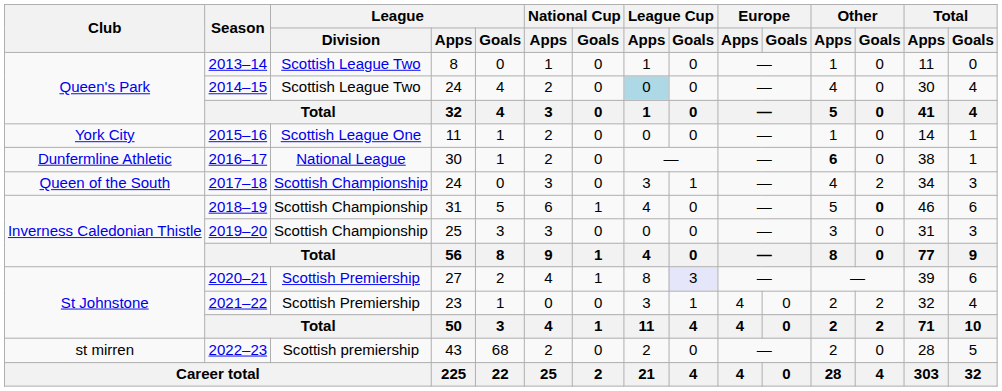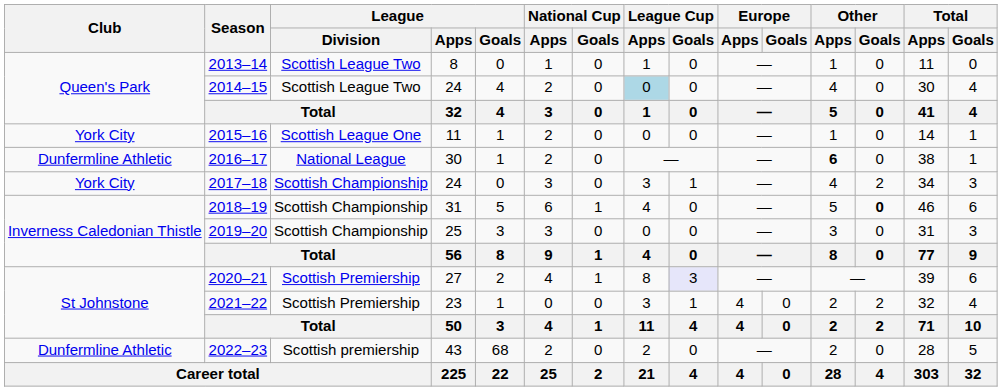(105, 183) Queen of the South -> (105, 183) York City
(105, 350) st mirren -> (105, 350) Dunfermline Athletic
